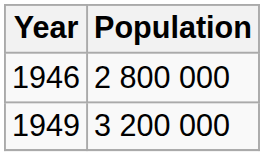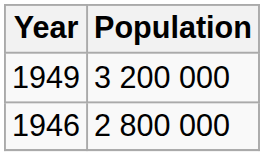rows swapped: (46, 77) <-> (46, 125)
